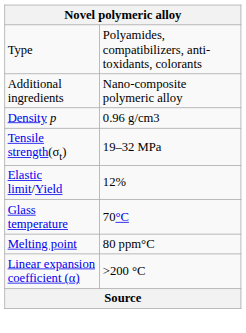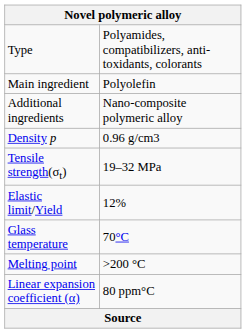+ row: (48, 83)
(129, 244) 80 ppm°C -> (124, 264) >200 °C
(124, 271) >200 °C -> (129, 291) 80 ppm°C
